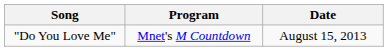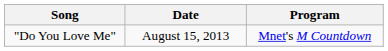columns swapped: (194, 14) <-> (323, 14)
